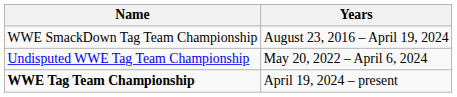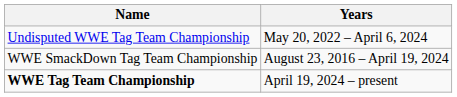rows swapped: (132, 37) <-> (129, 59)
